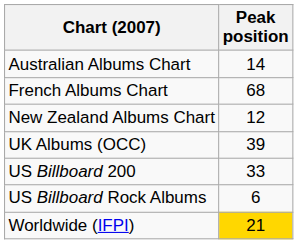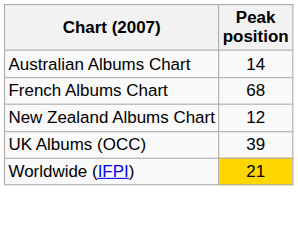- row: (72, 171)
- row: (107, 198)
